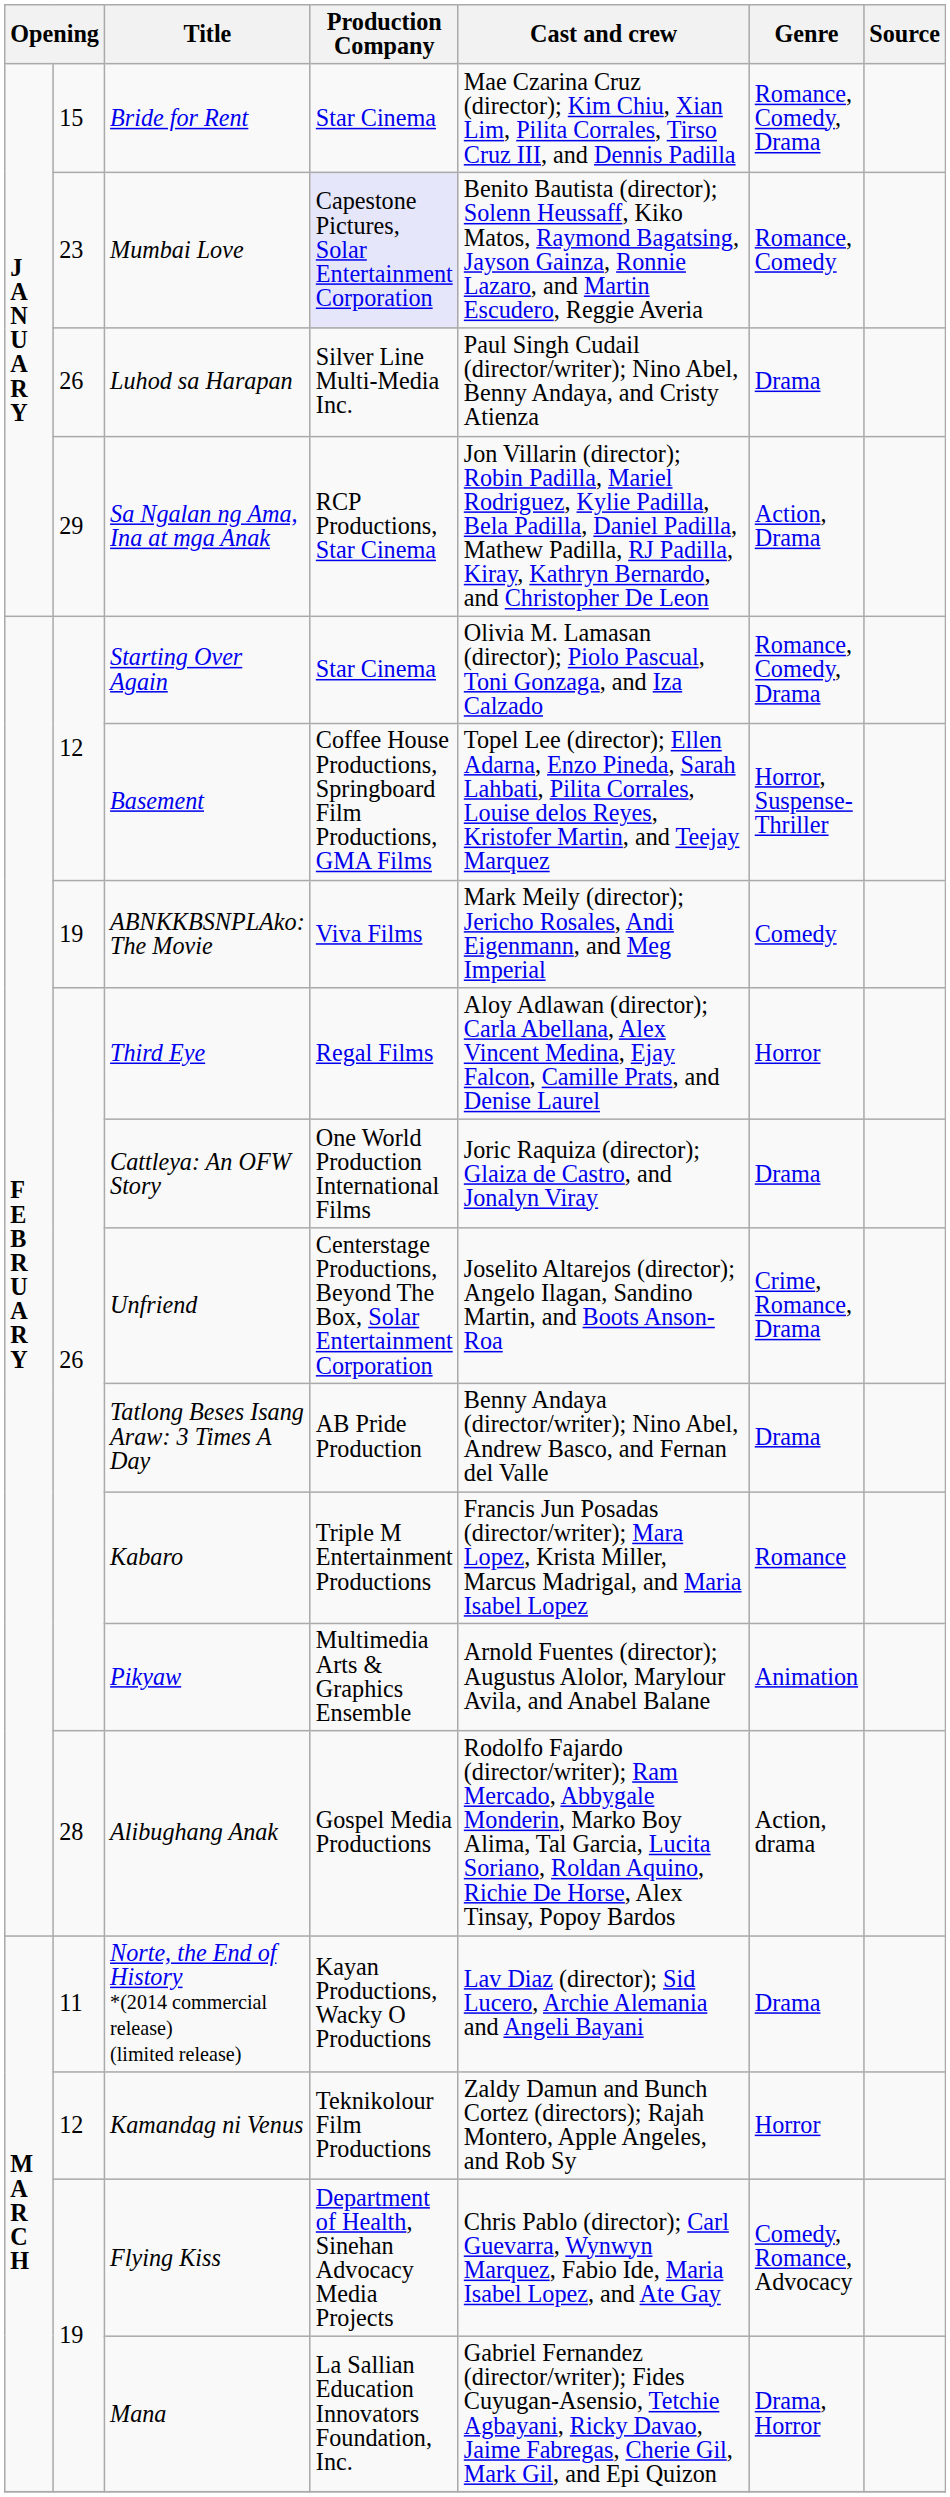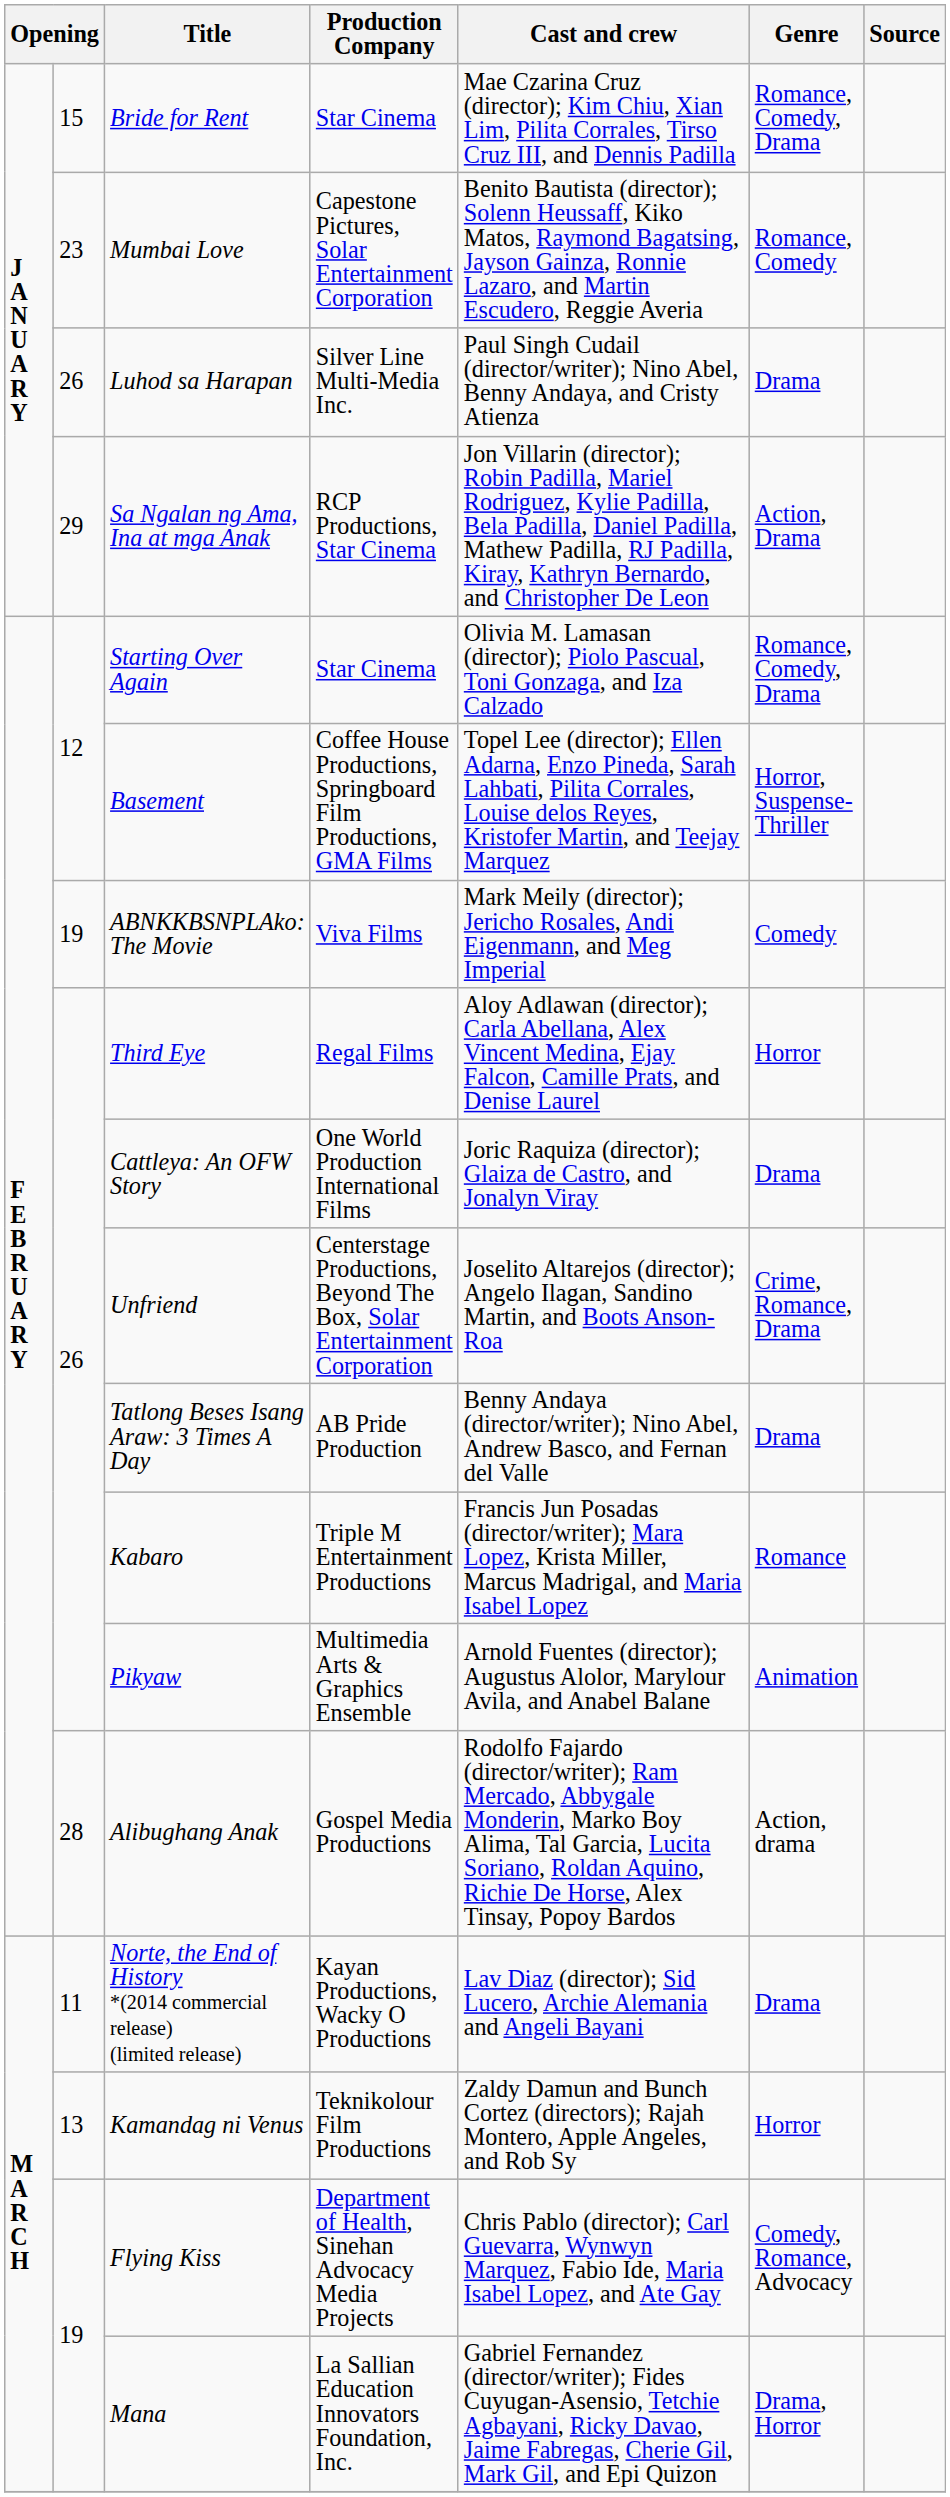(384, 249) lavender background -> (384, 249) no background
(71, 2125) 12 -> (71, 2125) 13
